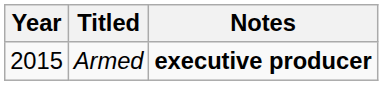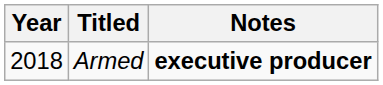(37, 60) 2015 -> (37, 60) 2018
